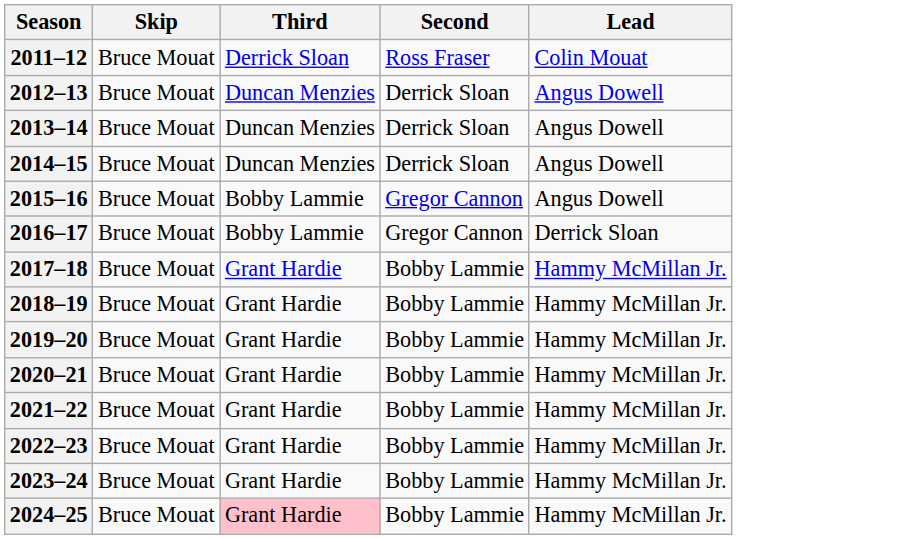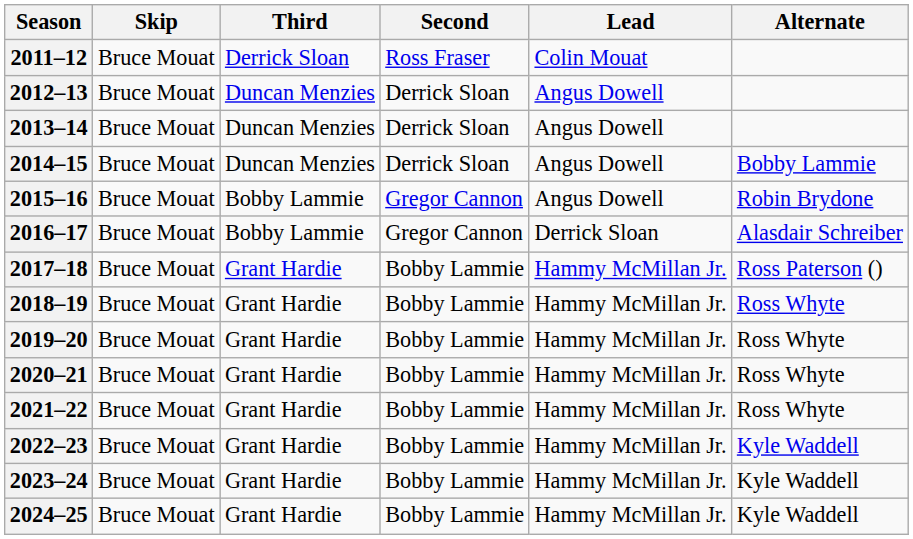+ column: (820, 22)
(283, 515) pink background -> (283, 515) no background
